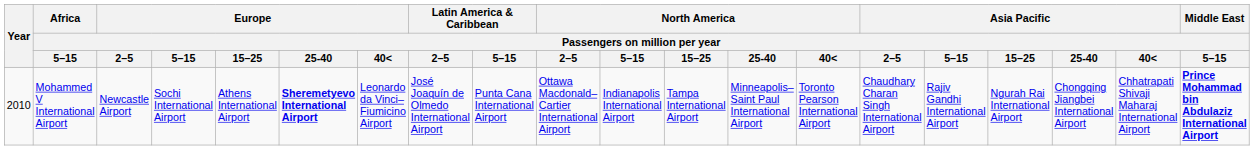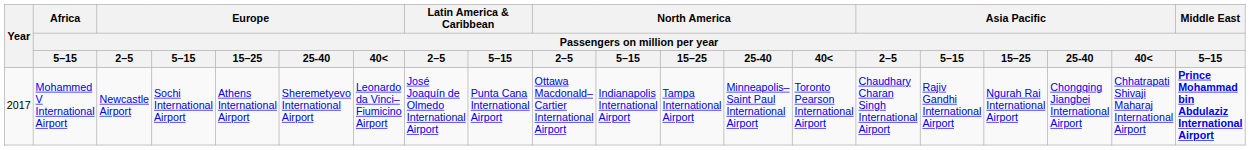(19, 106) 2010 -> (19, 106) 2017
(318, 106) bold -> (316, 106) normal
